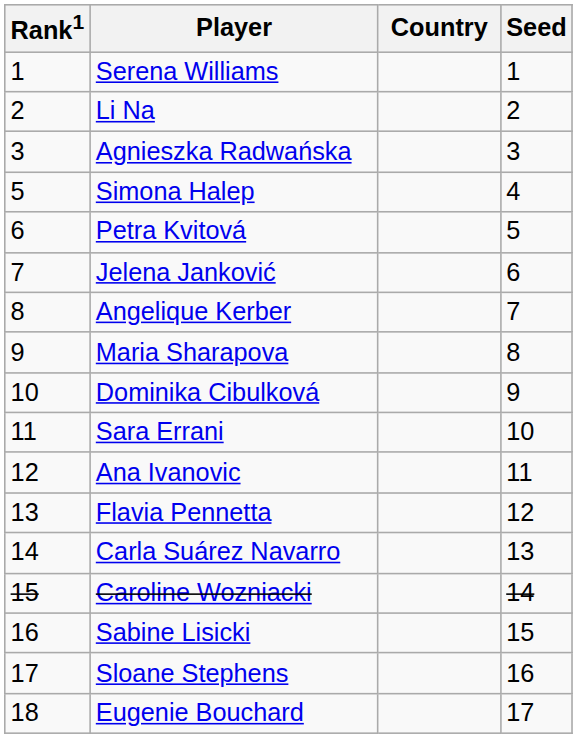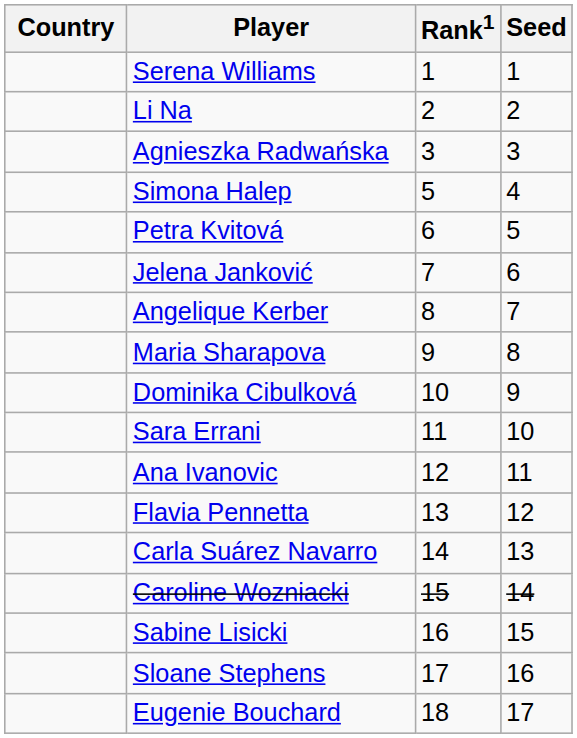columns swapped: (439, 27) <-> (47, 27)
